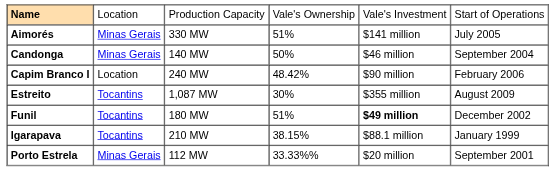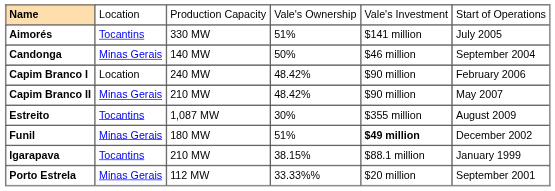(129, 34) Minas Gerais -> (122, 34) Tocantins
+ row: (50, 95)
(120, 115) Tocantins -> (131, 135) Minas Gerais
